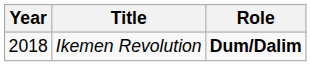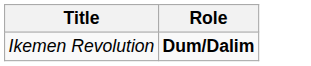- column: (28, 18)
